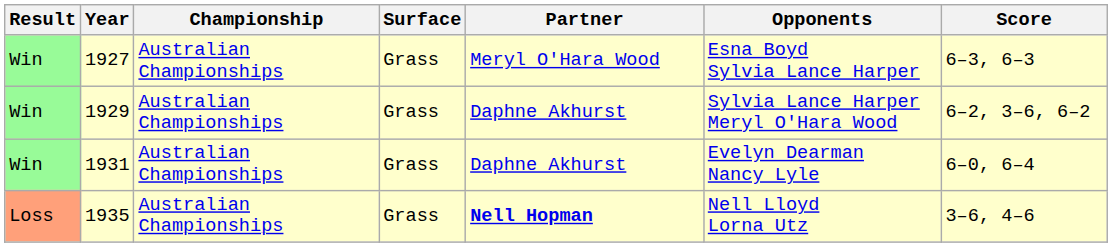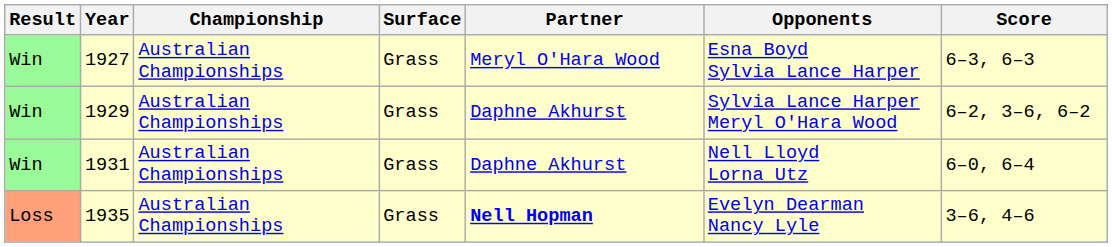(786, 164) Evelyn Dearman Nancy Lyle -> (764, 164) Nell Lloyd Lorna Utz
(764, 216) Nell Lloyd Lorna Utz -> (786, 216) Evelyn Dearman Nancy Lyle
